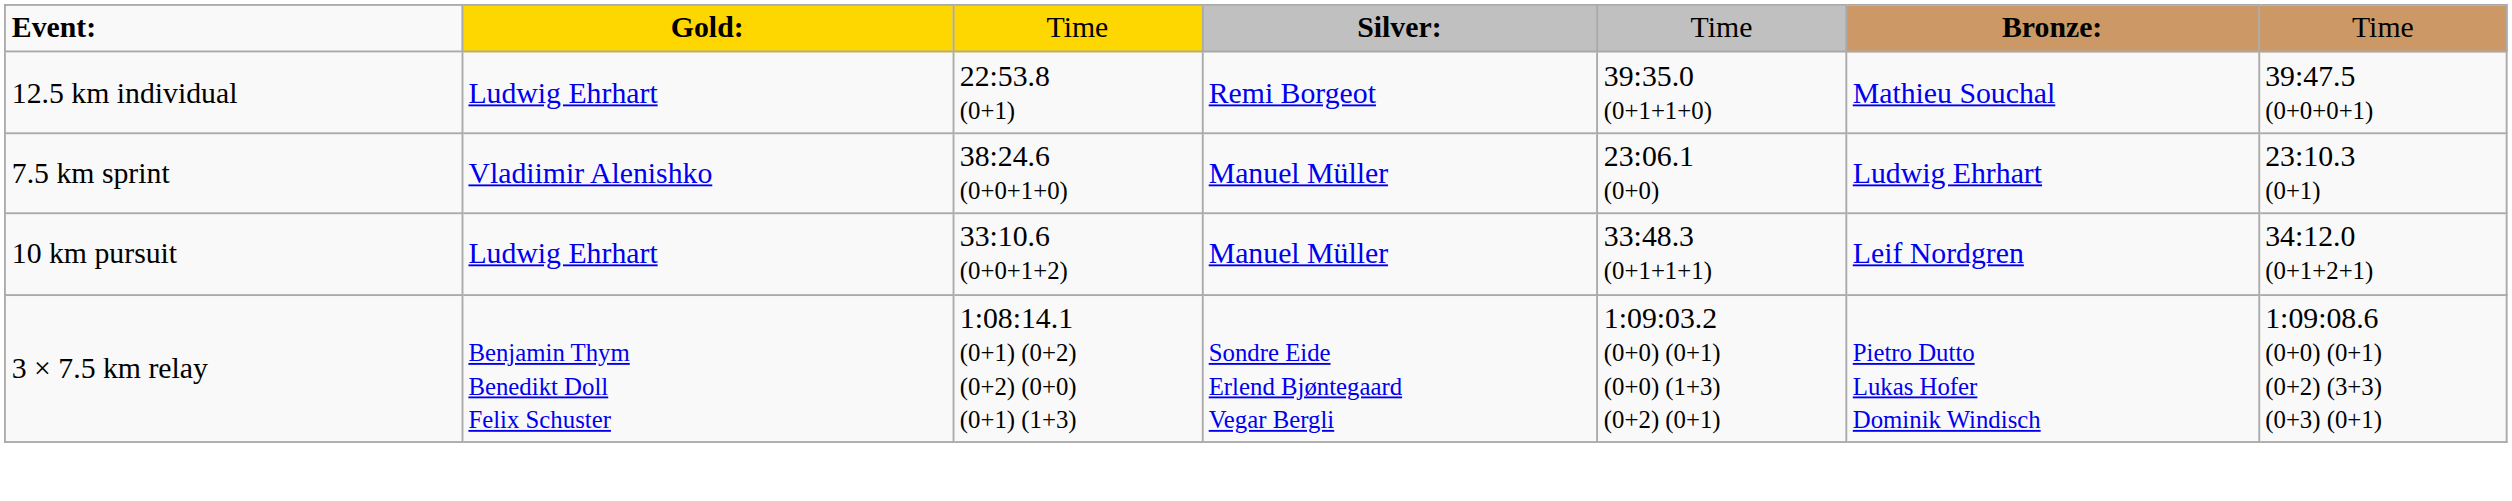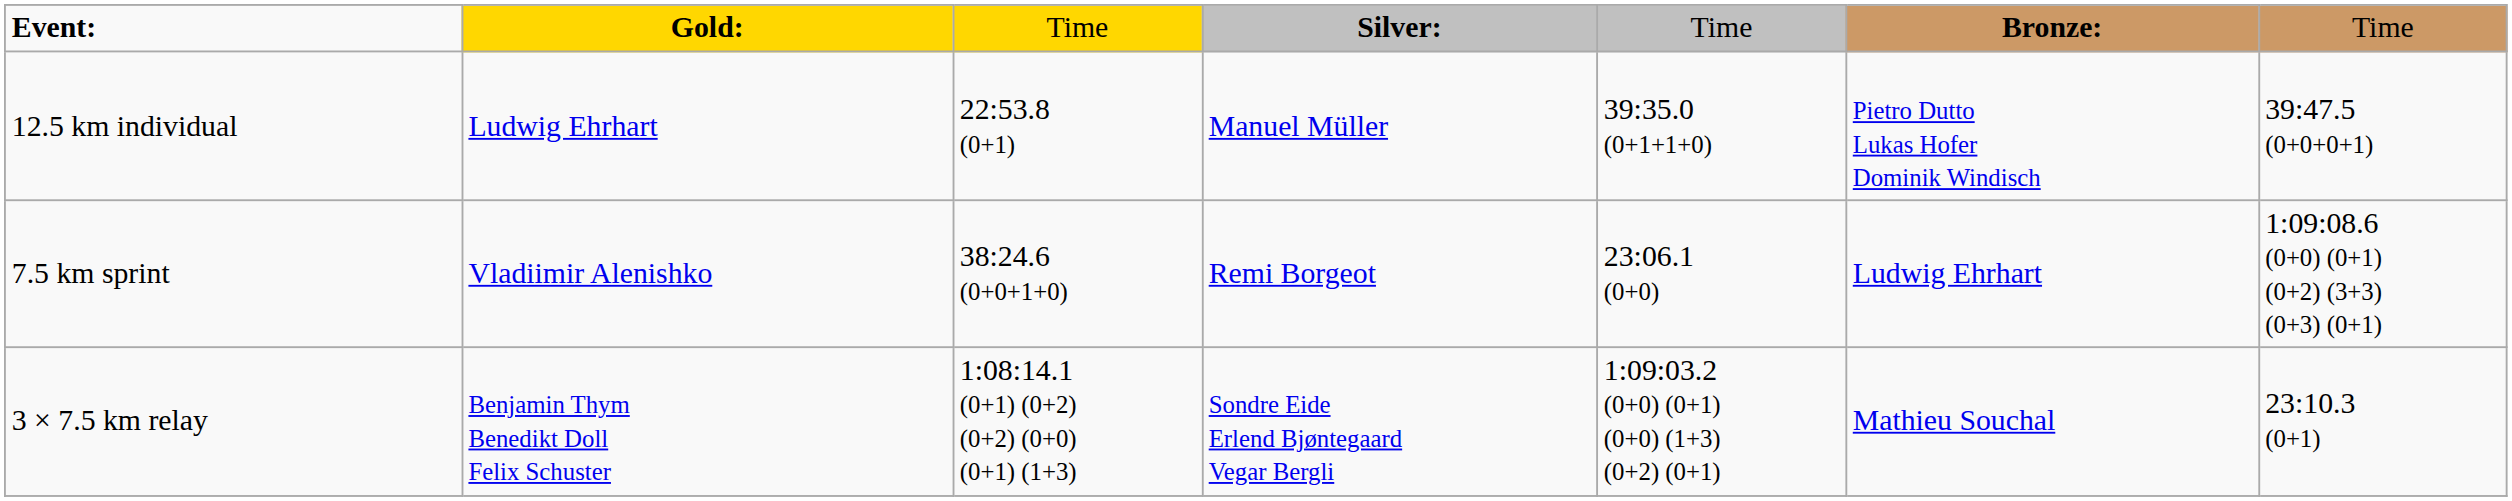(1292, 92) Remi Borgeot -> (1298, 125) Manuel Müller
(1954, 92) Mathieu Souchal -> (1947, 144) Pietro Dutto Lukas Hofer Dominik Windisch
(1298, 172) Manuel Müller -> (1292, 273) Remi Borgeot
(2310, 172) 23:10.3 (0+1) -> (2324, 273) 1:09:08.6 (0+0) (0+1) (0+2) (3+3) (0+3) (0+1)
- row: (94, 253)
(1947, 386) Pietro Dutto Lukas Hofer Dominik Windisch -> (1954, 420) Mathieu Souchal
(2324, 367) 1:09:08.6 (0+0) (0+1) (0+2) (3+3) (0+3) (0+1) -> (2310, 420) 23:10.3 (0+1)
